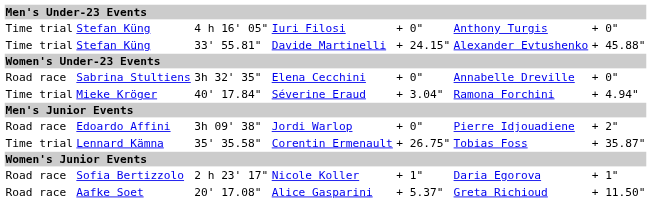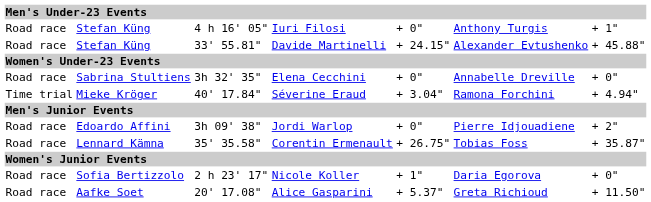(39, 28) Time trial -> (36, 28) Road race
(605, 28) + 0" -> (605, 28) + 1"
(39, 45) Time trial -> (36, 45) Road race
(39, 143) Time trial -> (36, 143) Road race
(605, 175) + 1" -> (605, 175) + 0"
